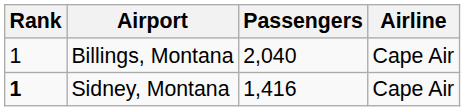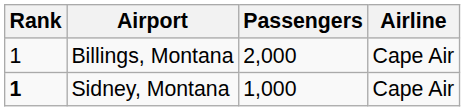(270, 55) 2,040 -> (270, 55) 2,000
(270, 88) 1,416 -> (270, 88) 1,000
